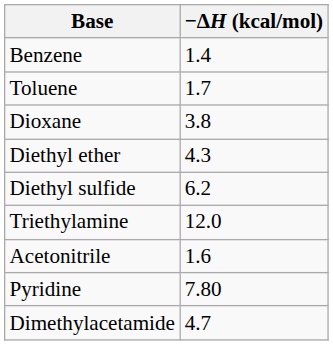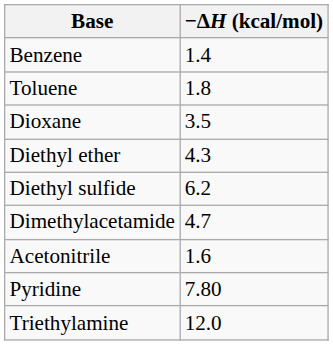(198, 88) 1.7 -> (198, 88) 1.8
(198, 121) 3.8 -> (198, 121) 3.5
rows swapped: (92, 322) <-> (69, 222)
